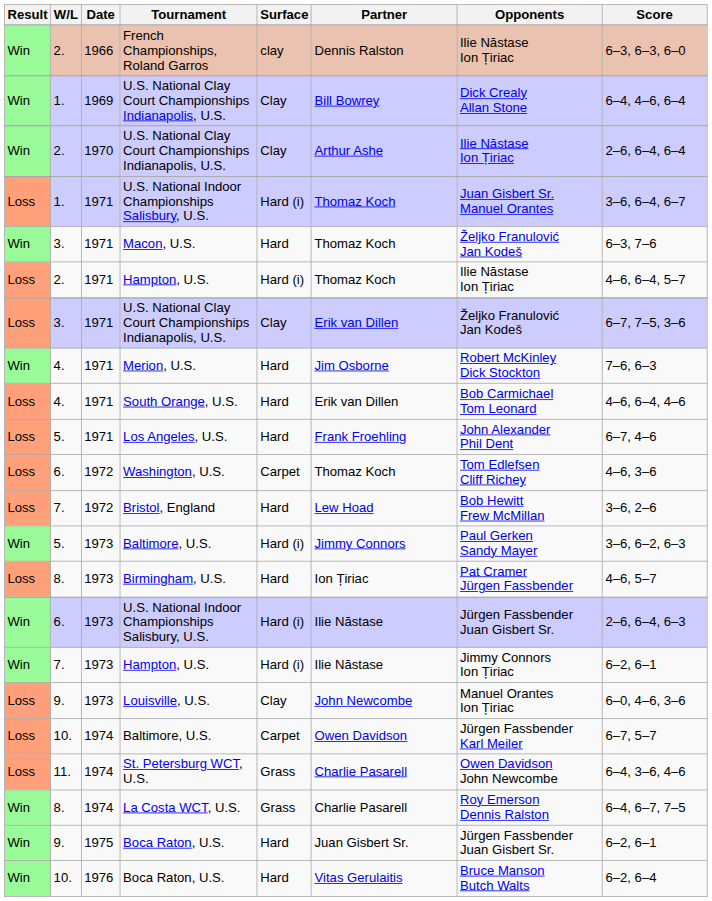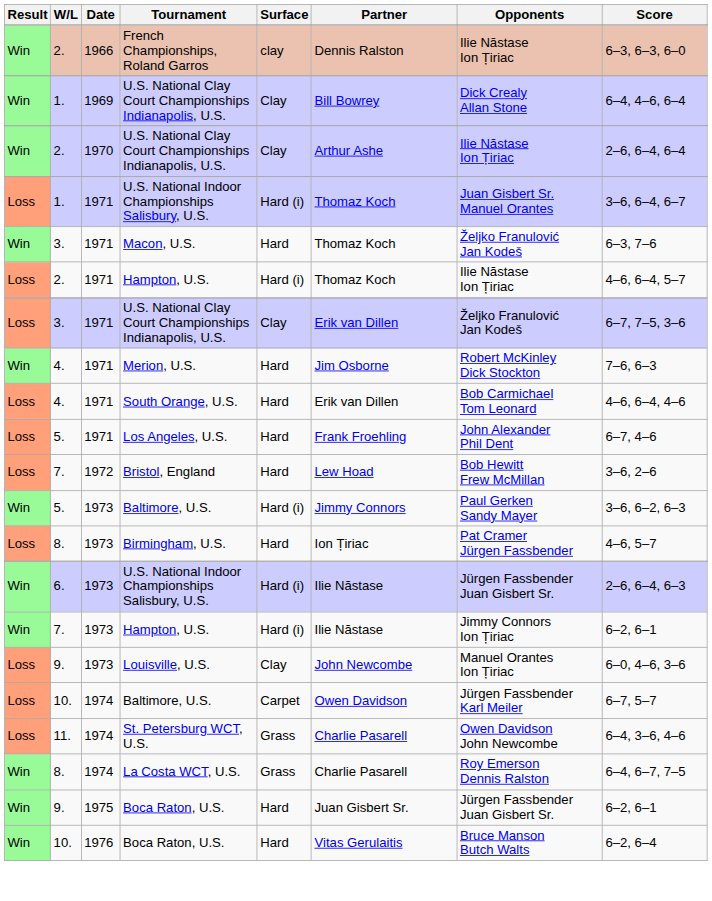- row: (59, 472)
